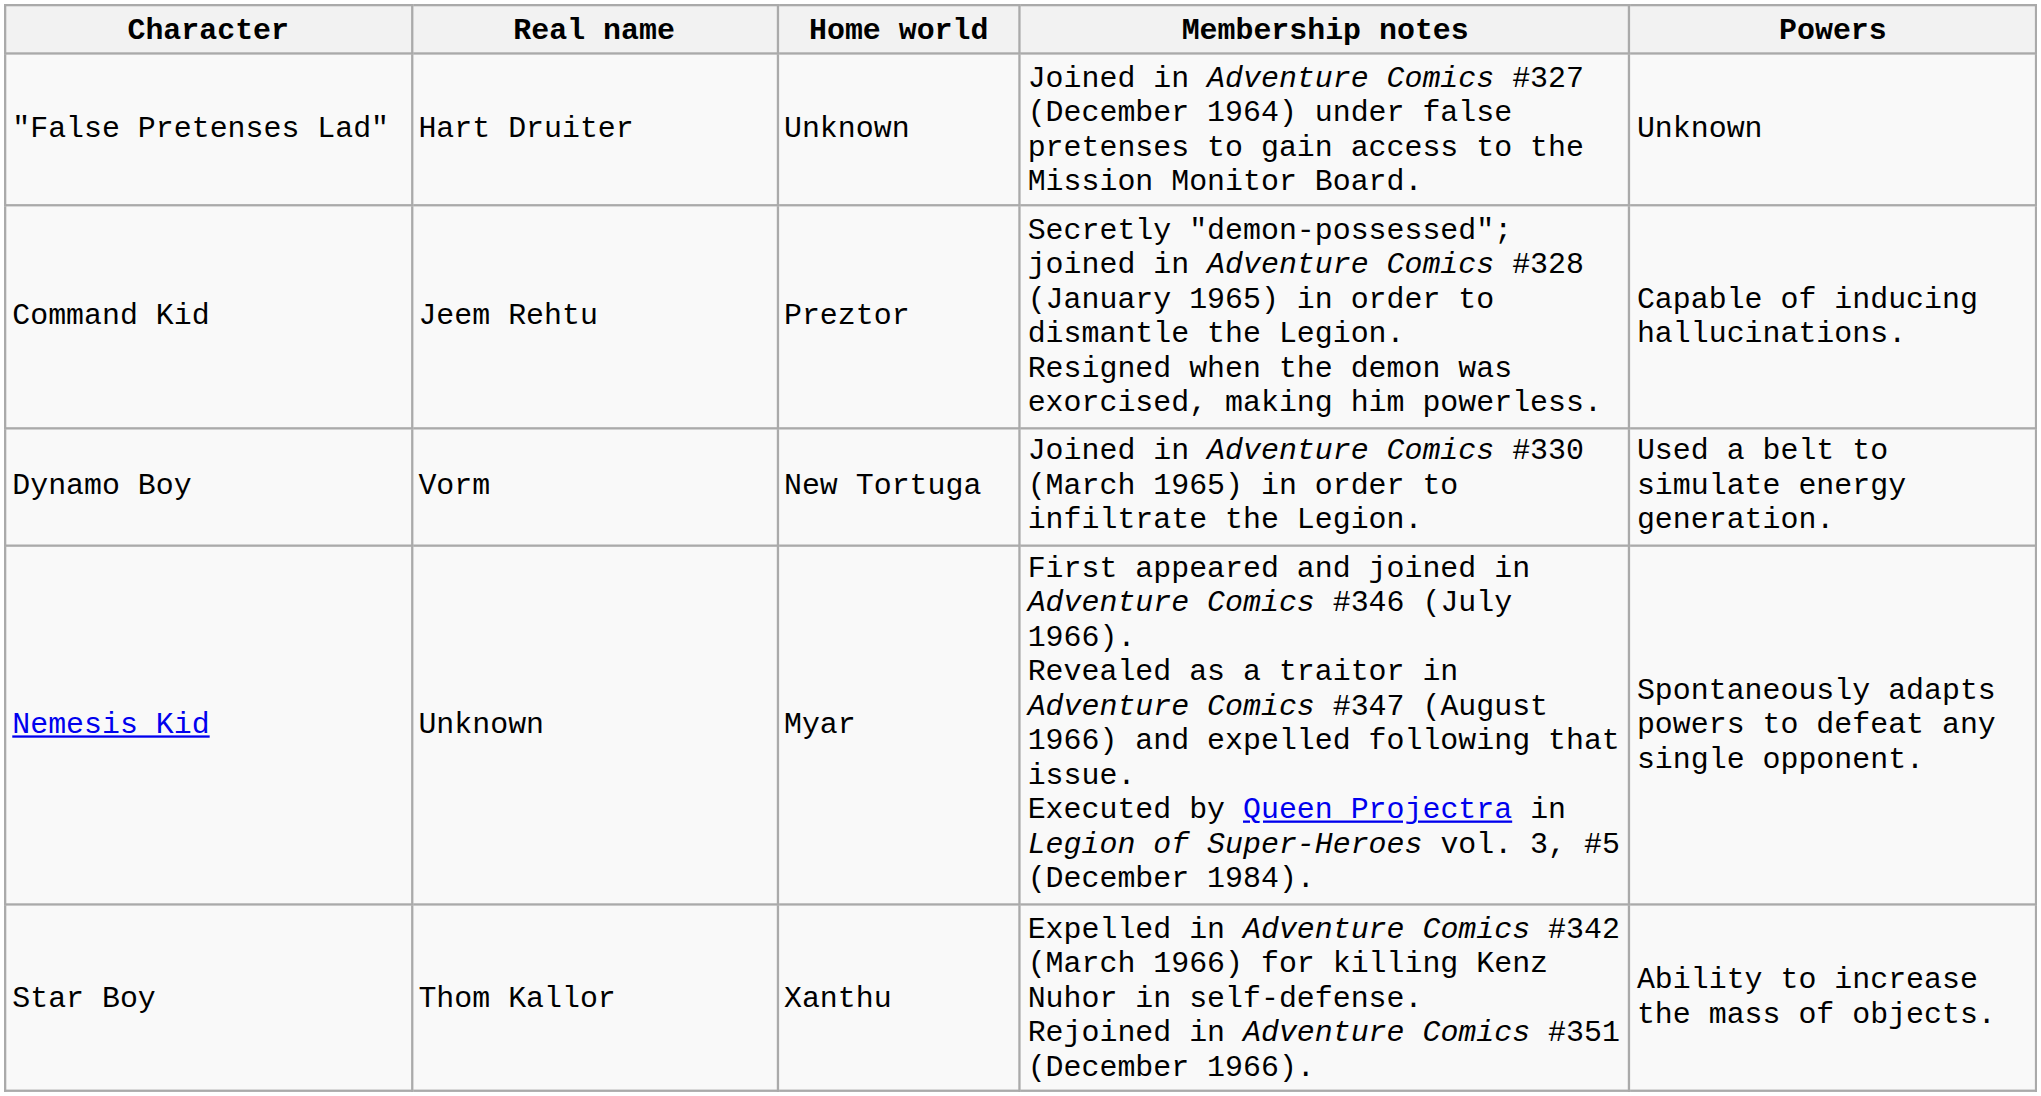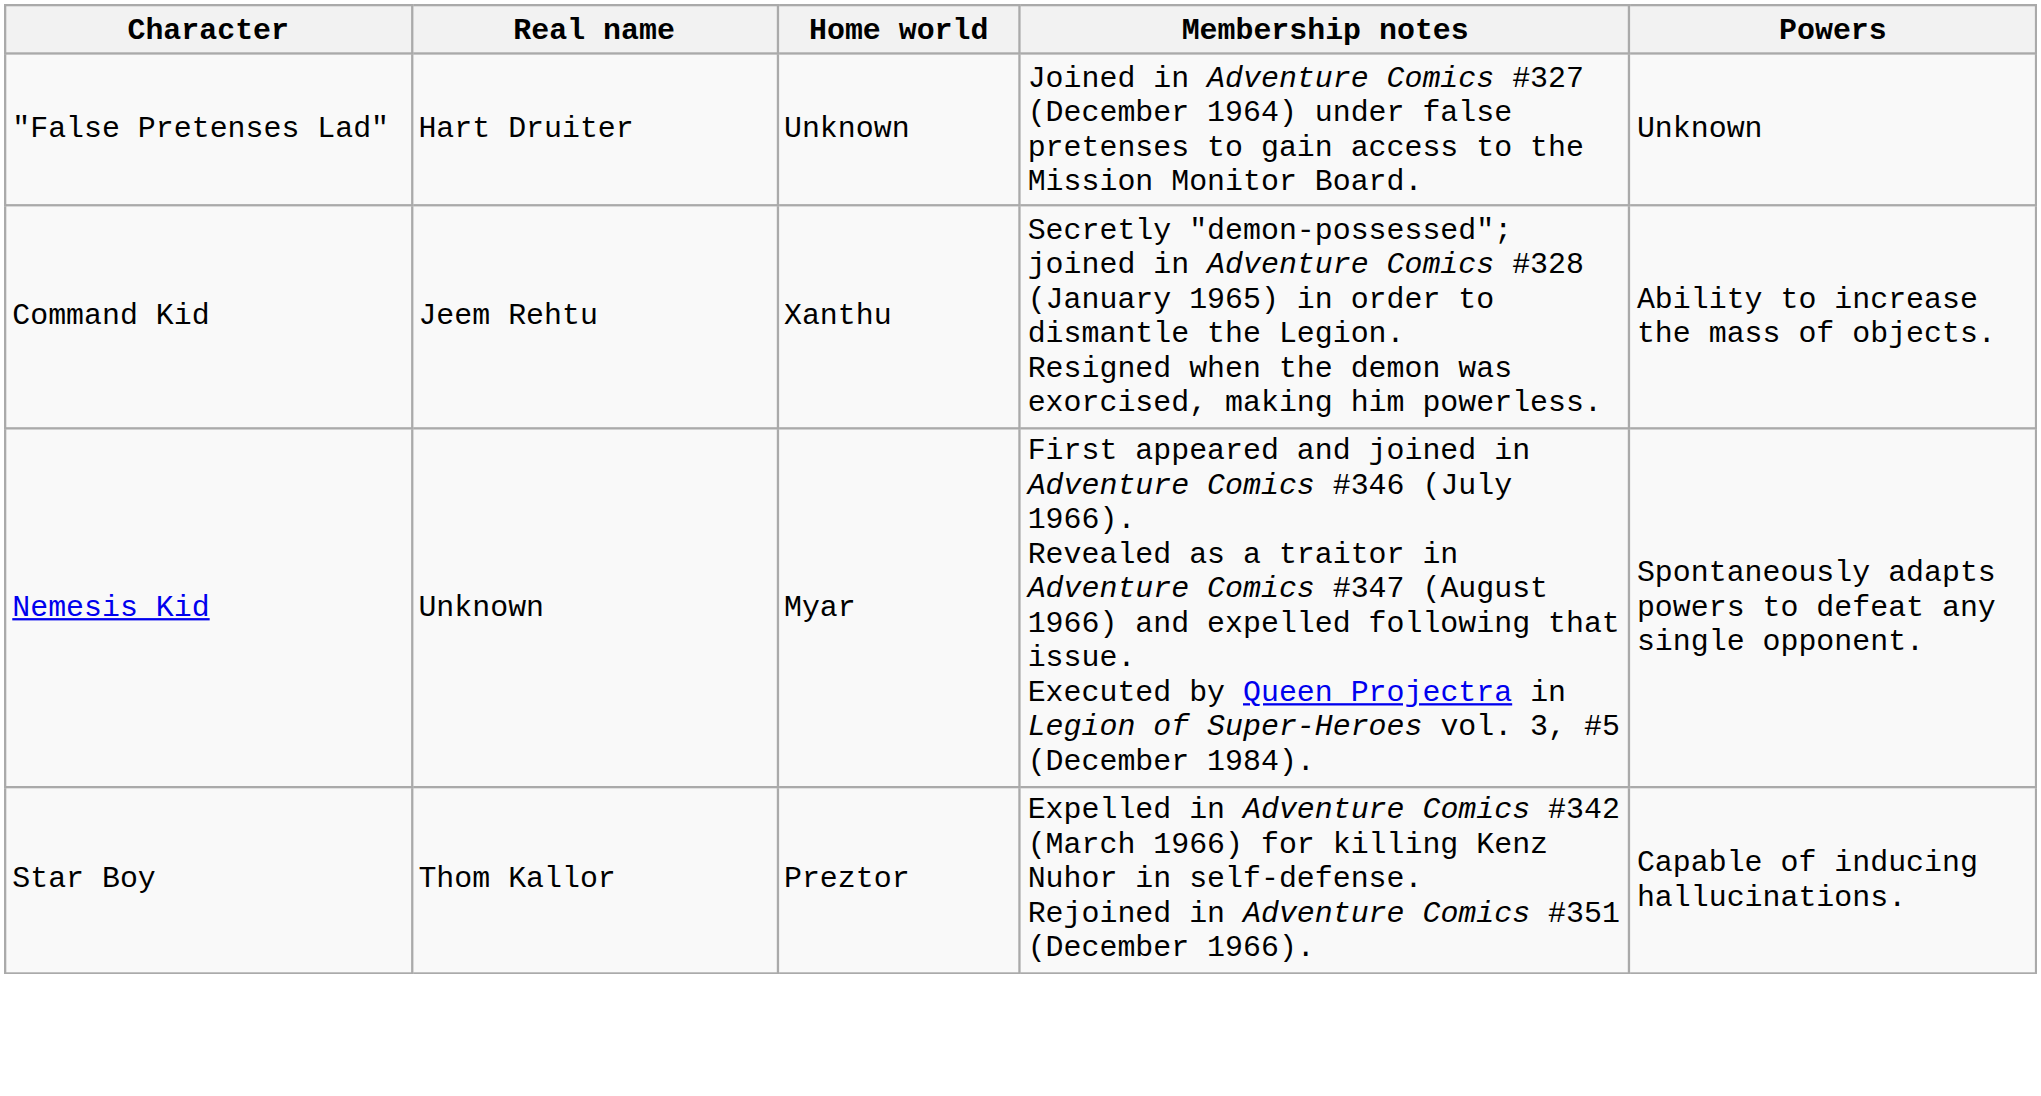(847, 317) Preztor -> (838, 317) Xanthu
(1807, 317) Capable of inducing hallucinations. -> (1816, 317) Ability to increase the mass of objects.
- row: (102, 486)
(838, 998) Xanthu -> (847, 880) Preztor
(1816, 998) Ability to increase the mass of objects. -> (1807, 880) Capable of inducing hallucinations.
